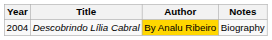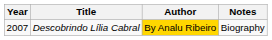(17, 27) 2004 -> (17, 27) 2007
